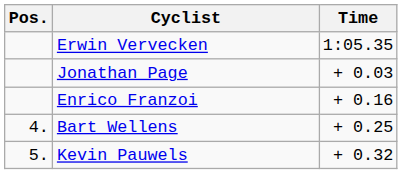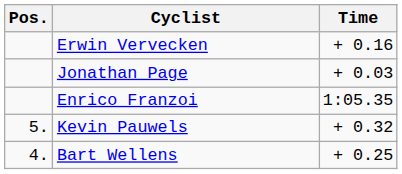(358, 46) 1:05.35 -> (363, 46) + 0.16
(363, 100) + 0.16 -> (358, 100) 1:05.35
rows swapped: (117, 128) <-> (122, 155)
